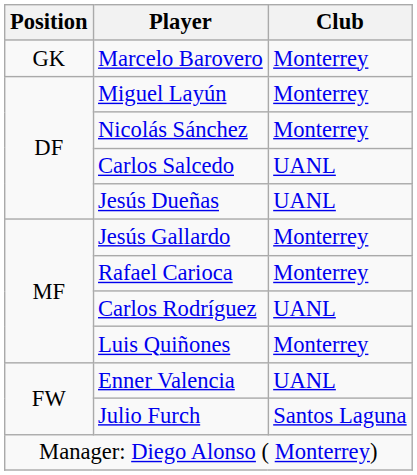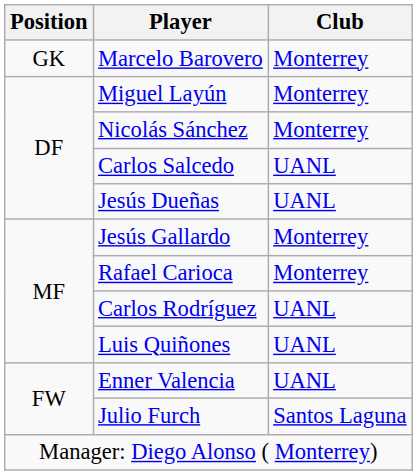(321, 344) Monterrey -> (305, 344) UANL
